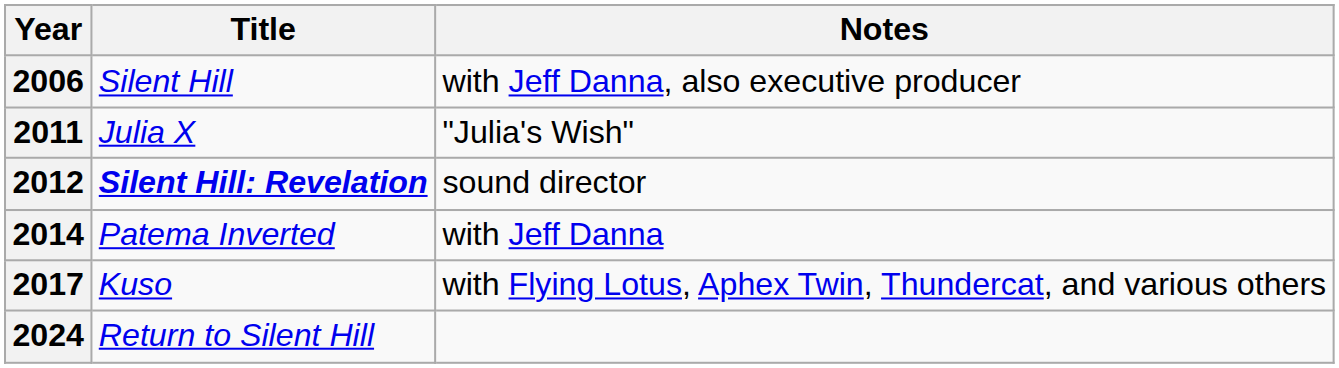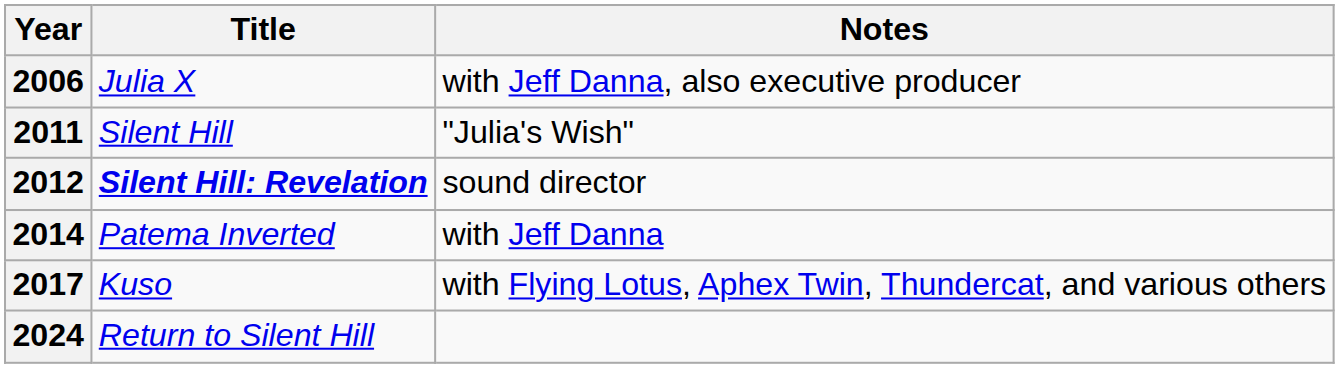(166, 81) Silent Hill -> (147, 81) Julia X
(147, 132) Julia X -> (166, 132) Silent Hill
